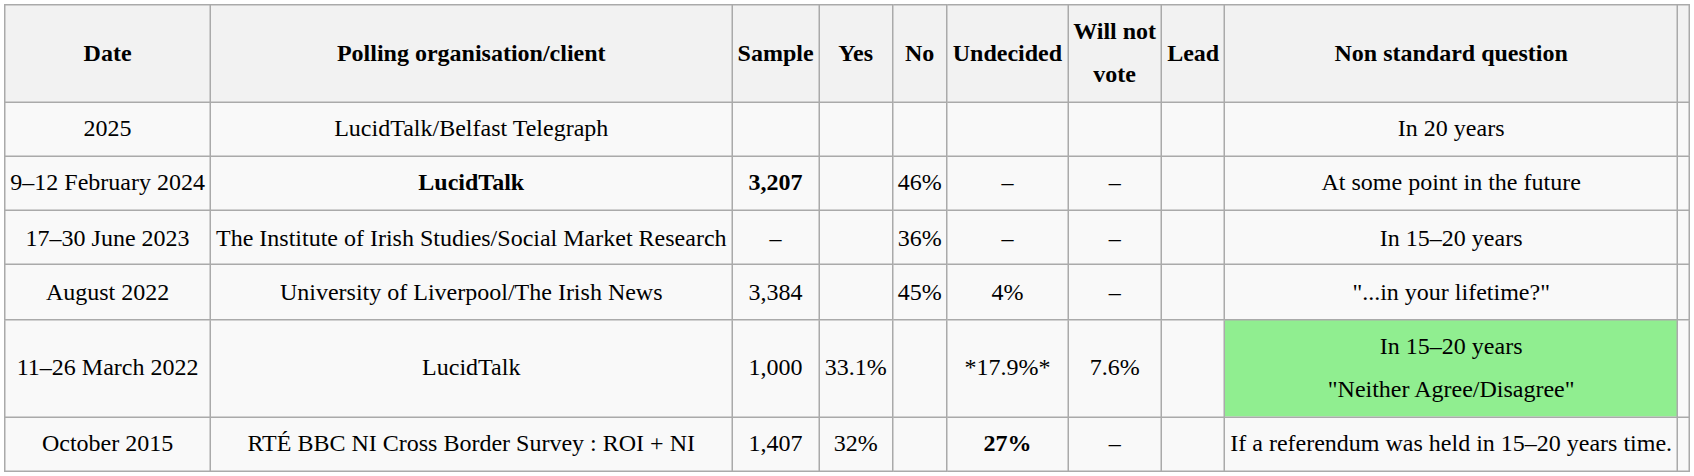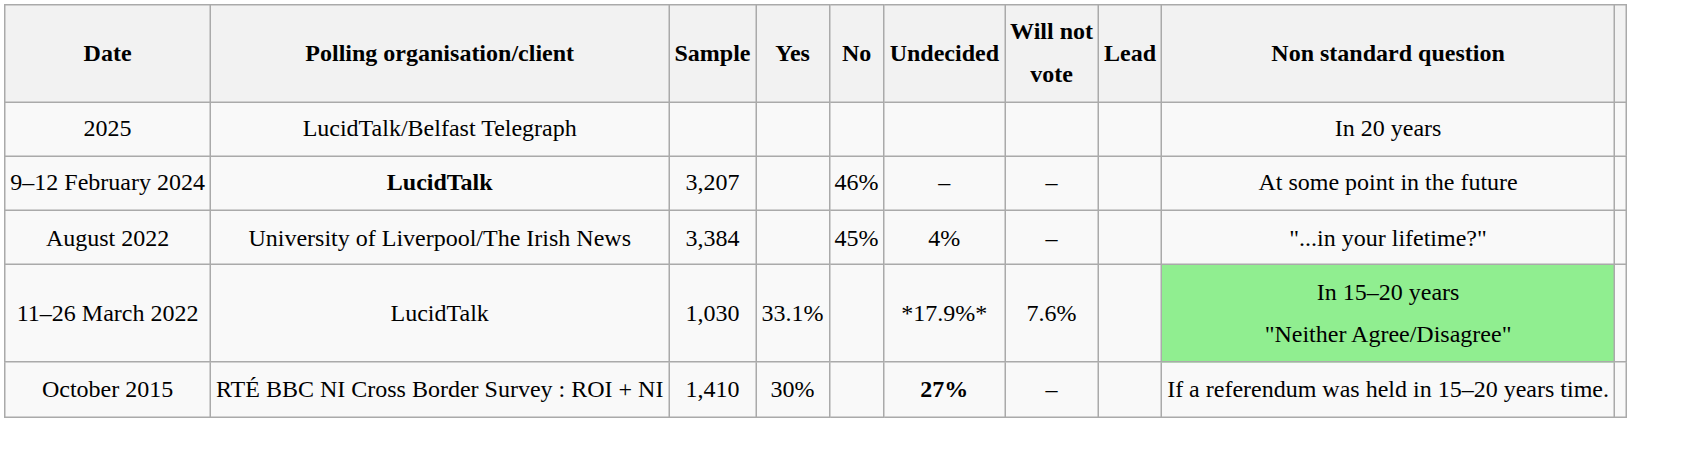(776, 182) bold -> (712, 182) normal
- row: (108, 236)
(776, 367) 1,000 -> (712, 312) 1,030
(776, 442) 1,407 -> (712, 388) 1,410
(856, 442) 32% -> (793, 388) 30%
